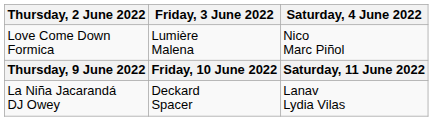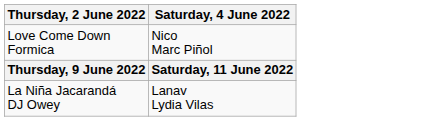- column: (214, 14)
